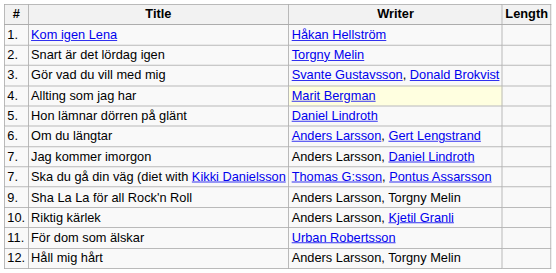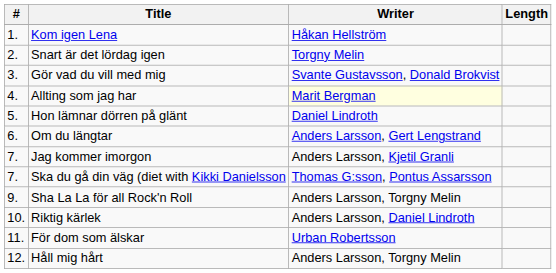(383, 156) Anders Larsson, Daniel Lindroth -> (373, 156) Anders Larsson, Kjetil Granli
(373, 217) Anders Larsson, Kjetil Granli -> (383, 217) Anders Larsson, Daniel Lindroth
